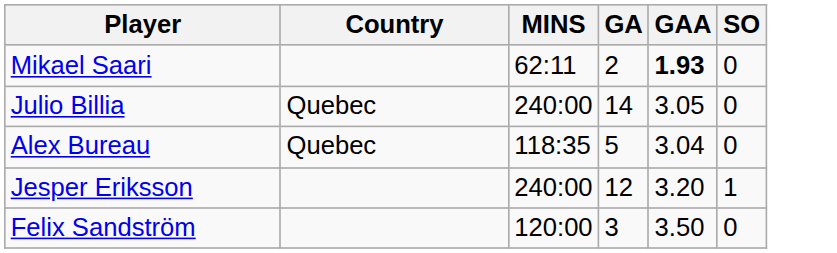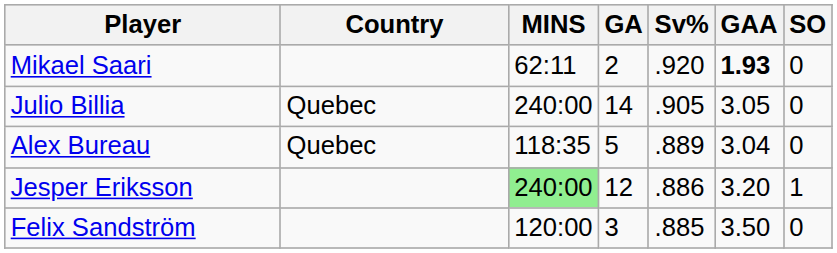+ column: (682, 24)
(553, 187) no background -> (553, 187) lightgreen background
